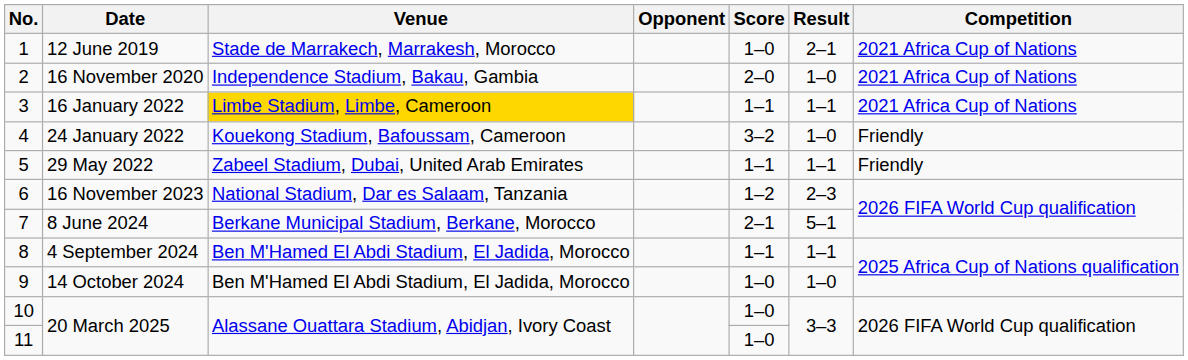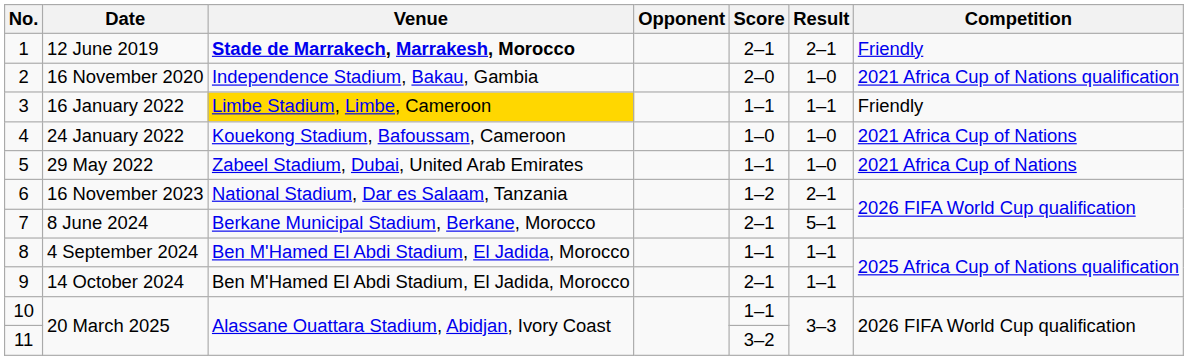(384, 48) normal -> (393, 48) bold
(759, 48) 1–0 -> (759, 48) 2–1
(967, 48) 2021 Africa Cup of Nations -> (891, 48) Friendly
(967, 77) 2021 Africa Cup of Nations -> (1018, 77) 2021 Africa Cup of Nations qualification
(967, 106) 2021 Africa Cup of Nations -> (891, 106) Friendly
(759, 135) 3–2 -> (759, 135) 1–0
(891, 135) Friendly -> (967, 135) 2021 Africa Cup of Nations
(821, 164) 1–1 -> (821, 164) 1–0
(891, 164) Friendly -> (967, 164) 2021 Africa Cup of Nations
(821, 194) 2–3 -> (821, 194) 2–1
(759, 281) 1–0 -> (759, 281) 2–1
(821, 281) 1–0 -> (821, 281) 1–1
(759, 310) 1–0 -> (759, 310) 1–1
(759, 340) 1–0 -> (759, 340) 3–2
